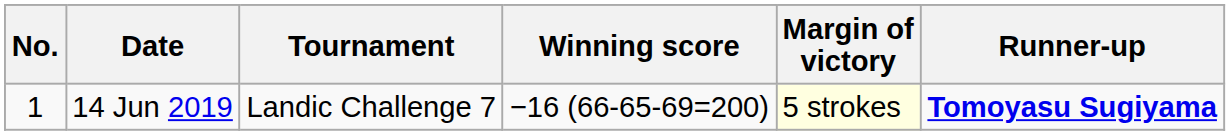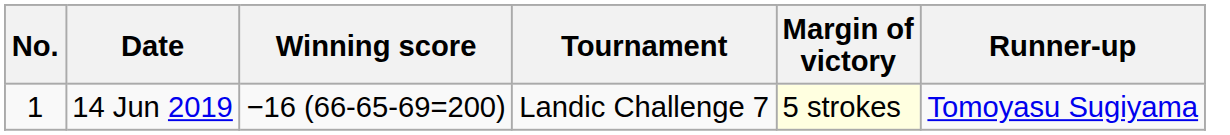columns swapped: (371, 45) <-> (639, 45)
(1072, 107) bold -> (1063, 107) normal
